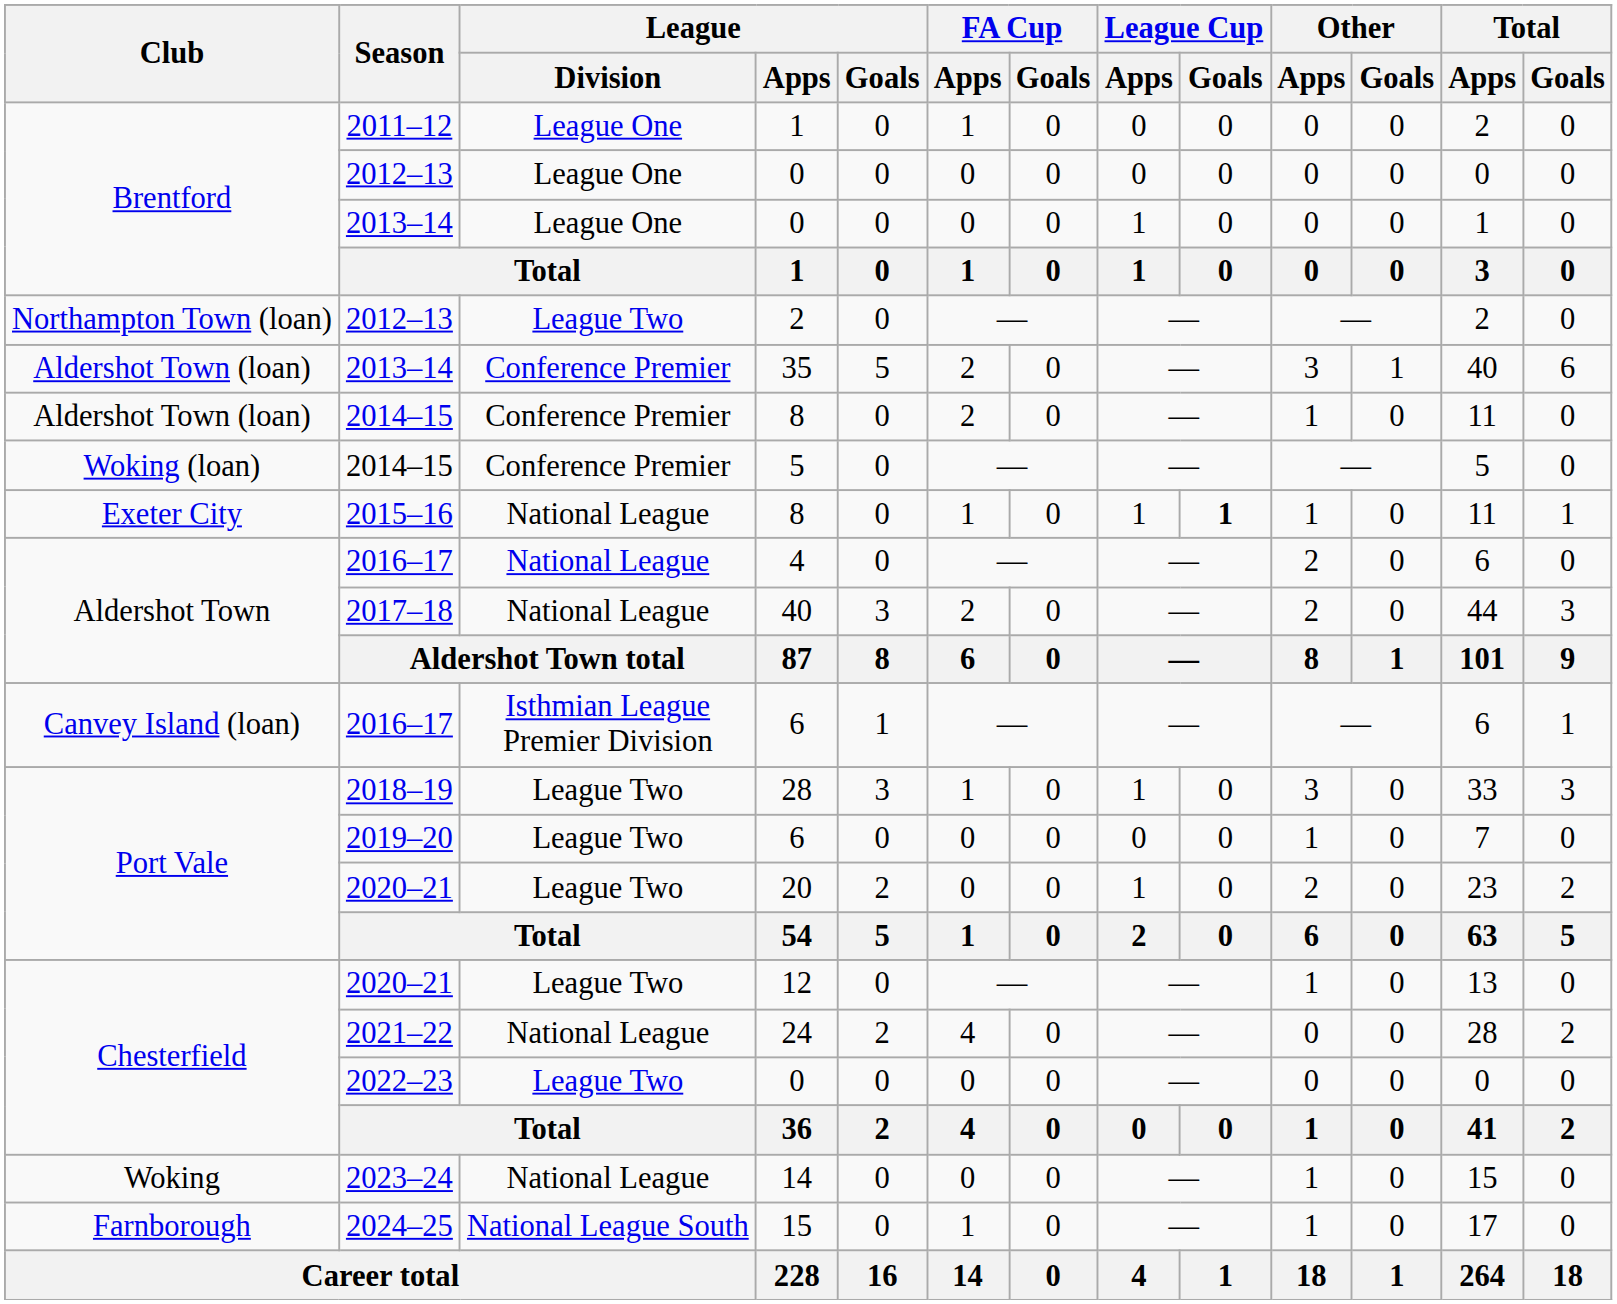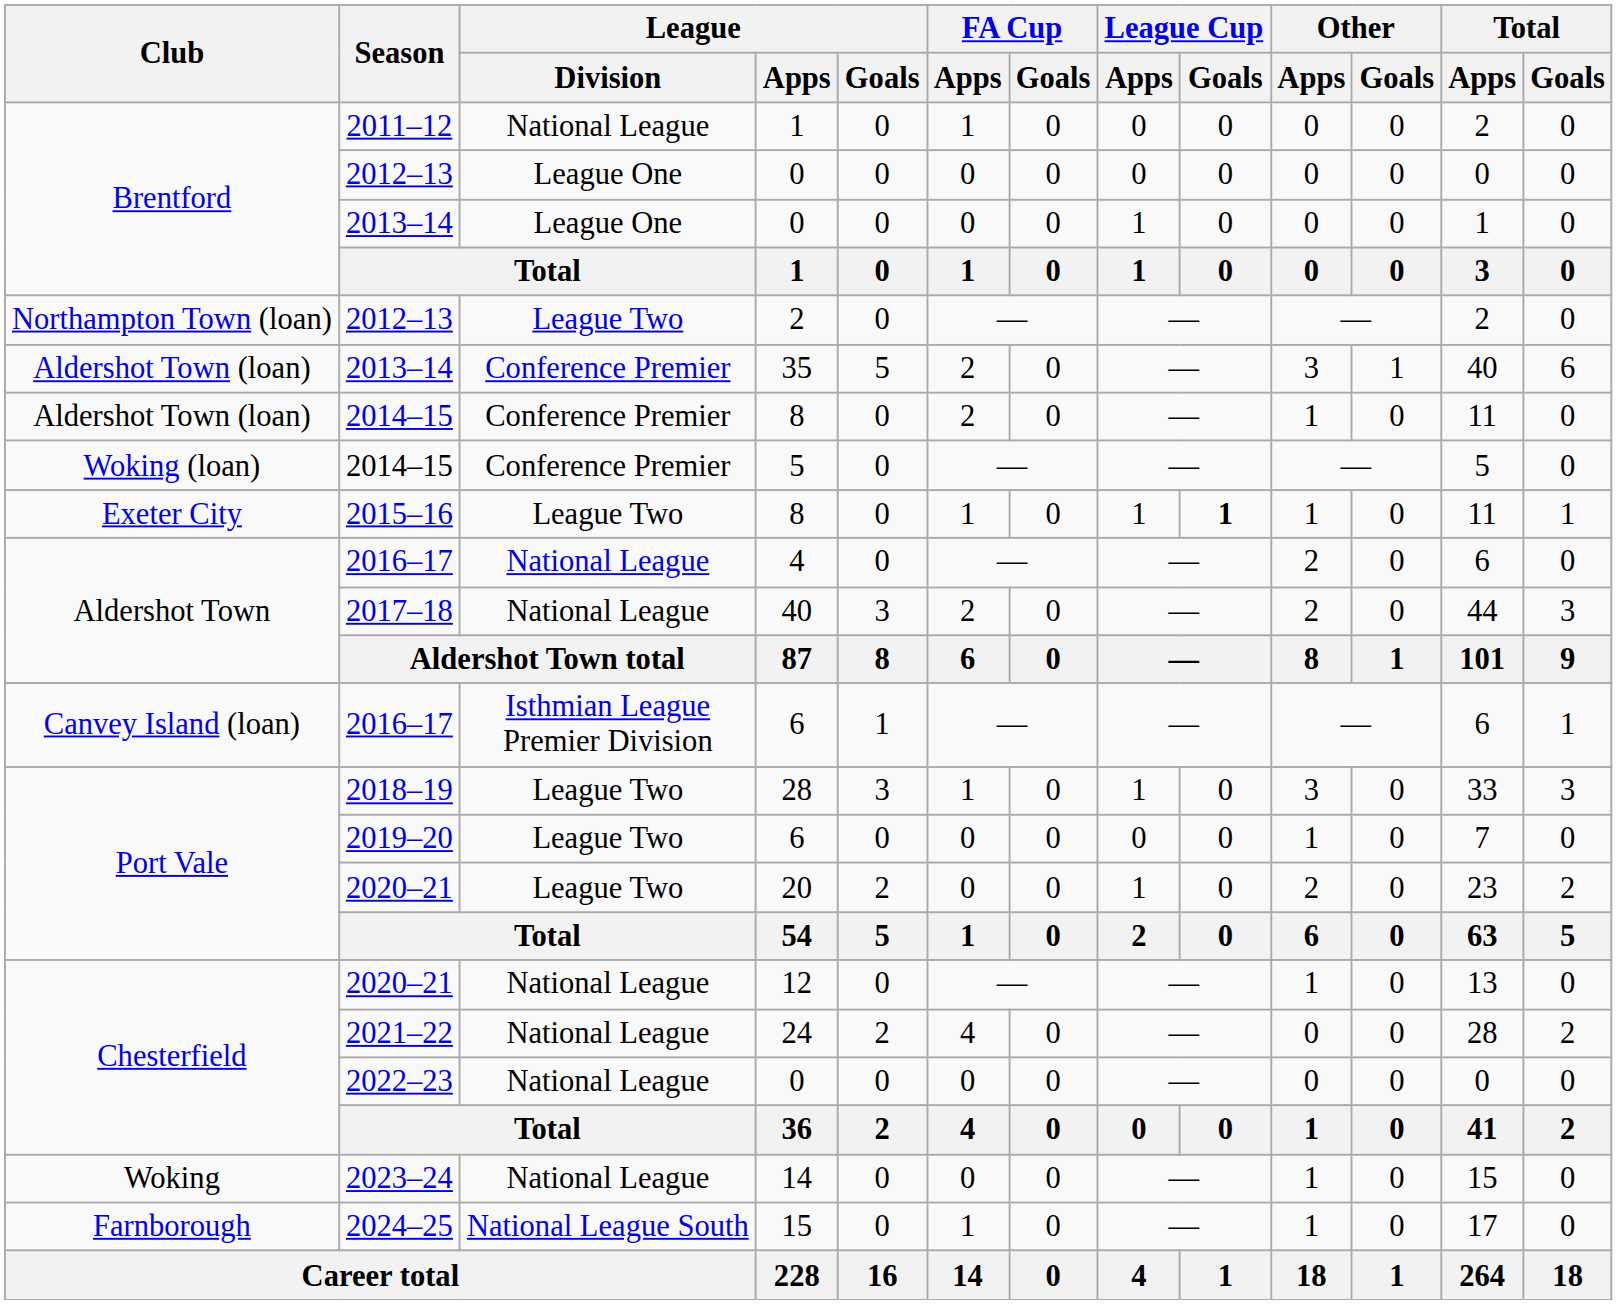(608, 125) League One -> (608, 125) National League
(608, 513) National League -> (608, 513) League Two
(608, 983) League Two -> (608, 983) National League
(608, 1080) League Two -> (608, 1080) National League
